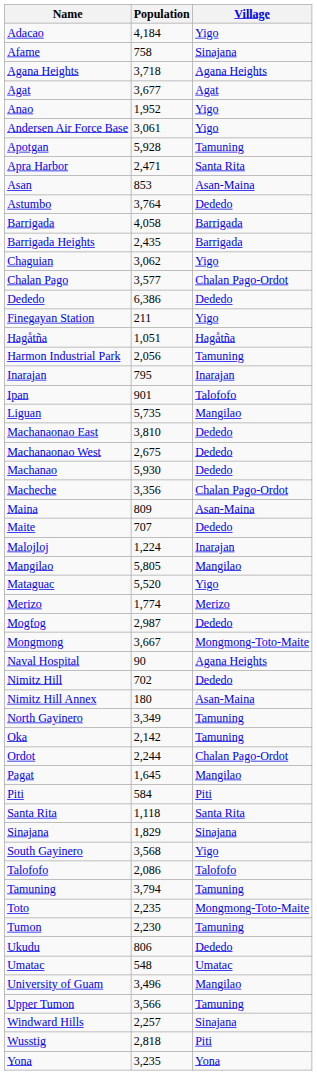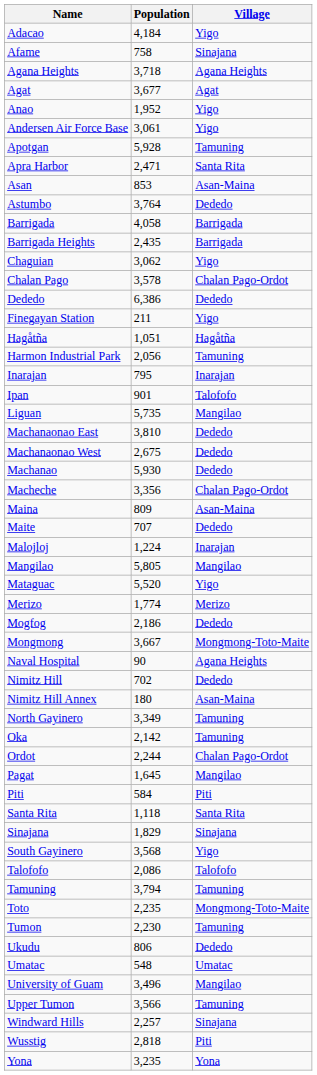(147, 280) 3,577 -> (147, 280) 3,578
(147, 623) 2,987 -> (147, 623) 2,186
